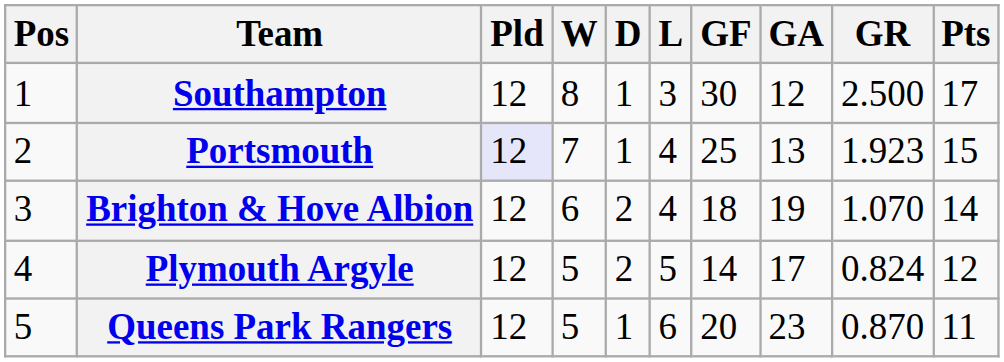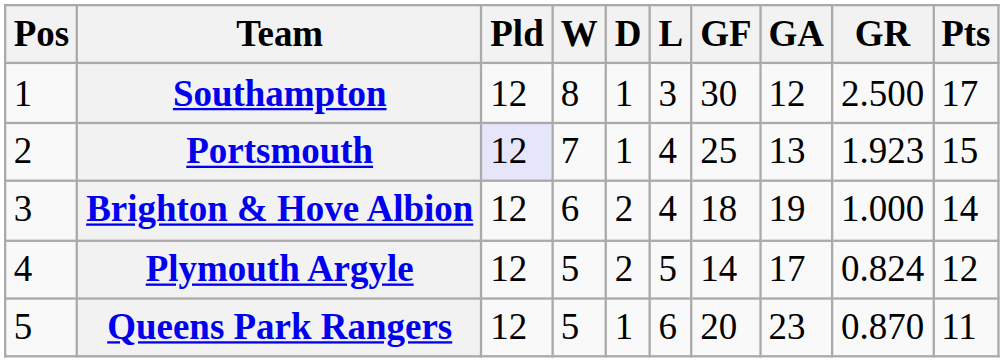(883, 209) 1.070 -> (883, 209) 1.000
